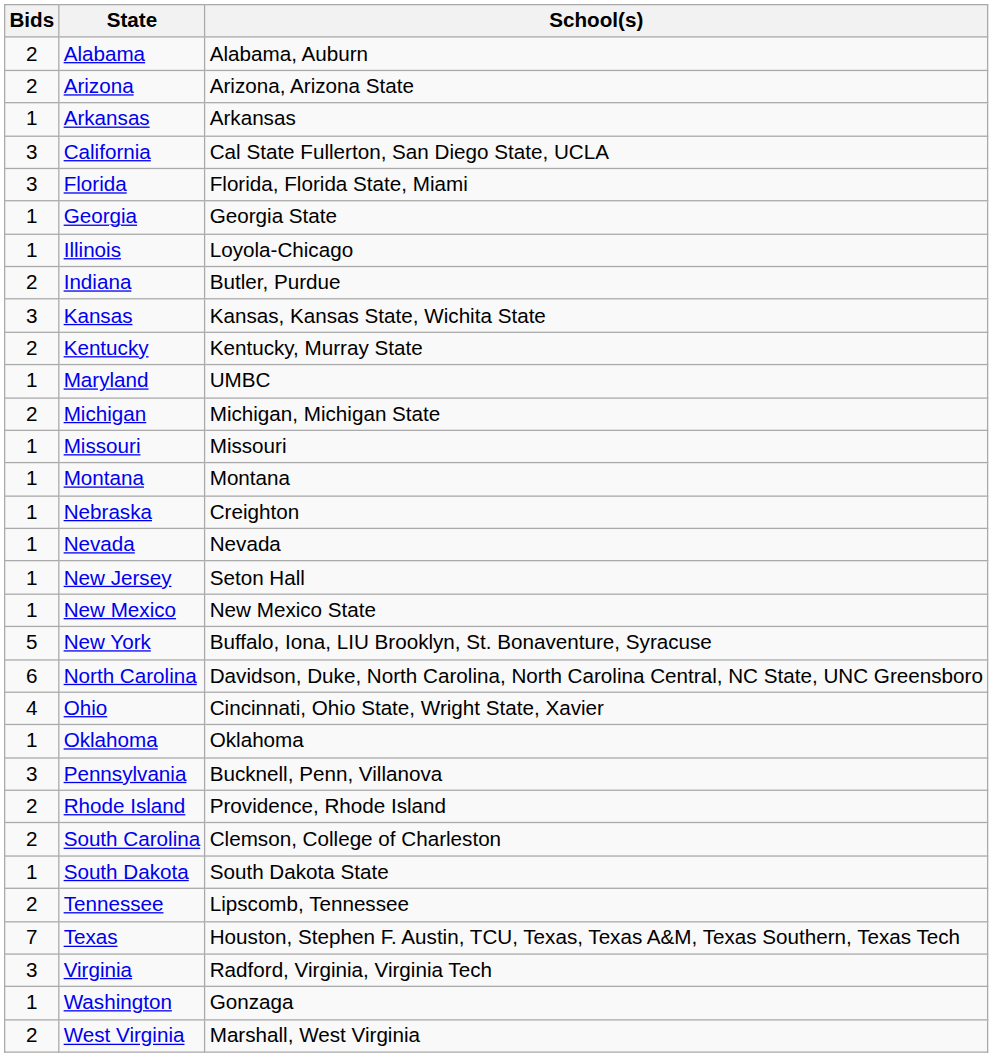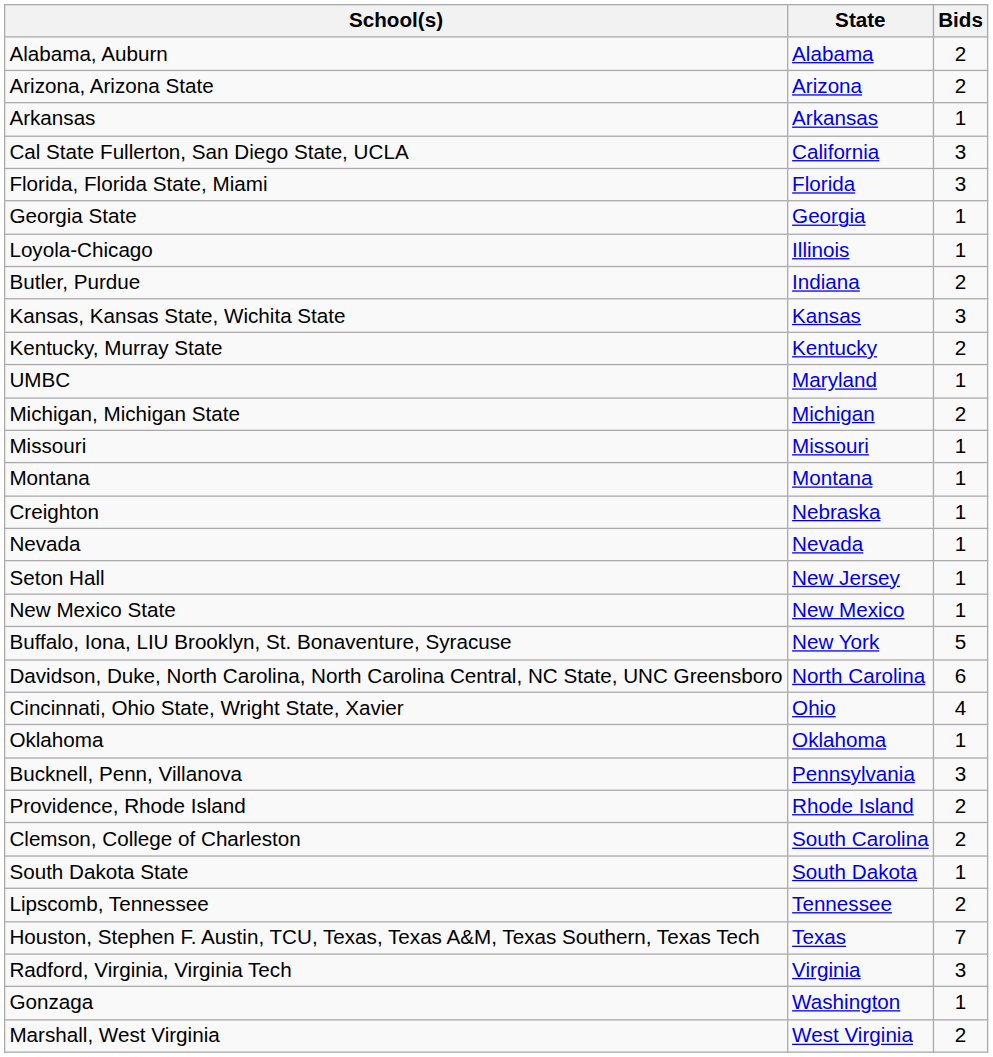columns swapped: (32, 20) <-> (596, 20)
